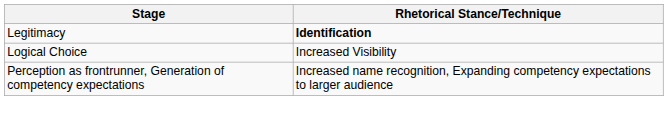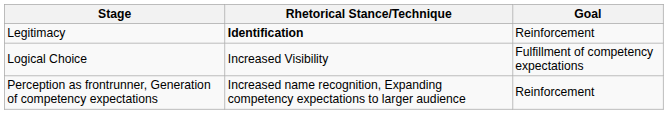+ column: (588, 14)
